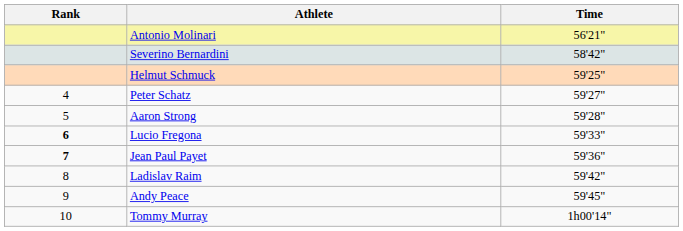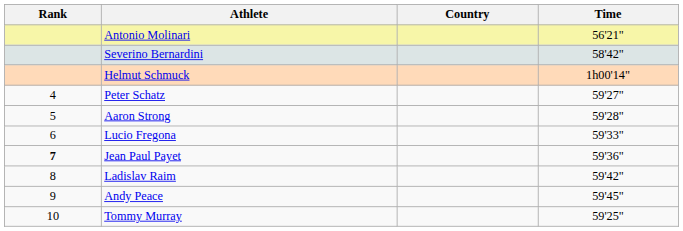+ column: (467, 14)
(589, 75) 59'25" -> (608, 75) 1h00'14"
(66, 136) bold -> (53, 136) normal
(589, 216) 1h00'14" -> (608, 216) 59'25"
